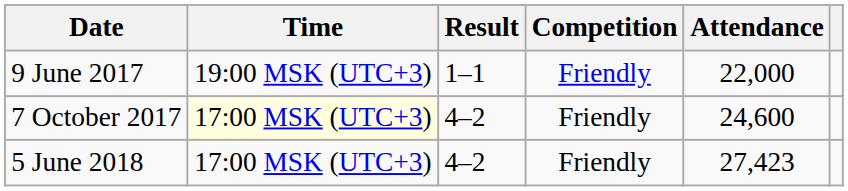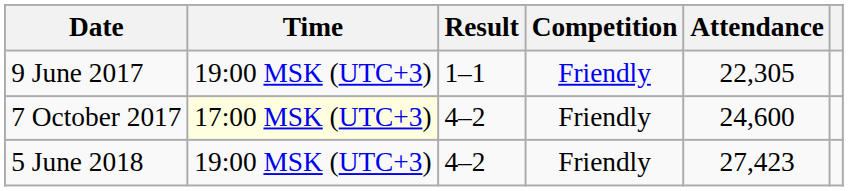(757, 72) 22,000 -> (757, 72) 22,305
(313, 162) 17:00 MSK (UTC+3) -> (313, 162) 19:00 MSK (UTC+3)
